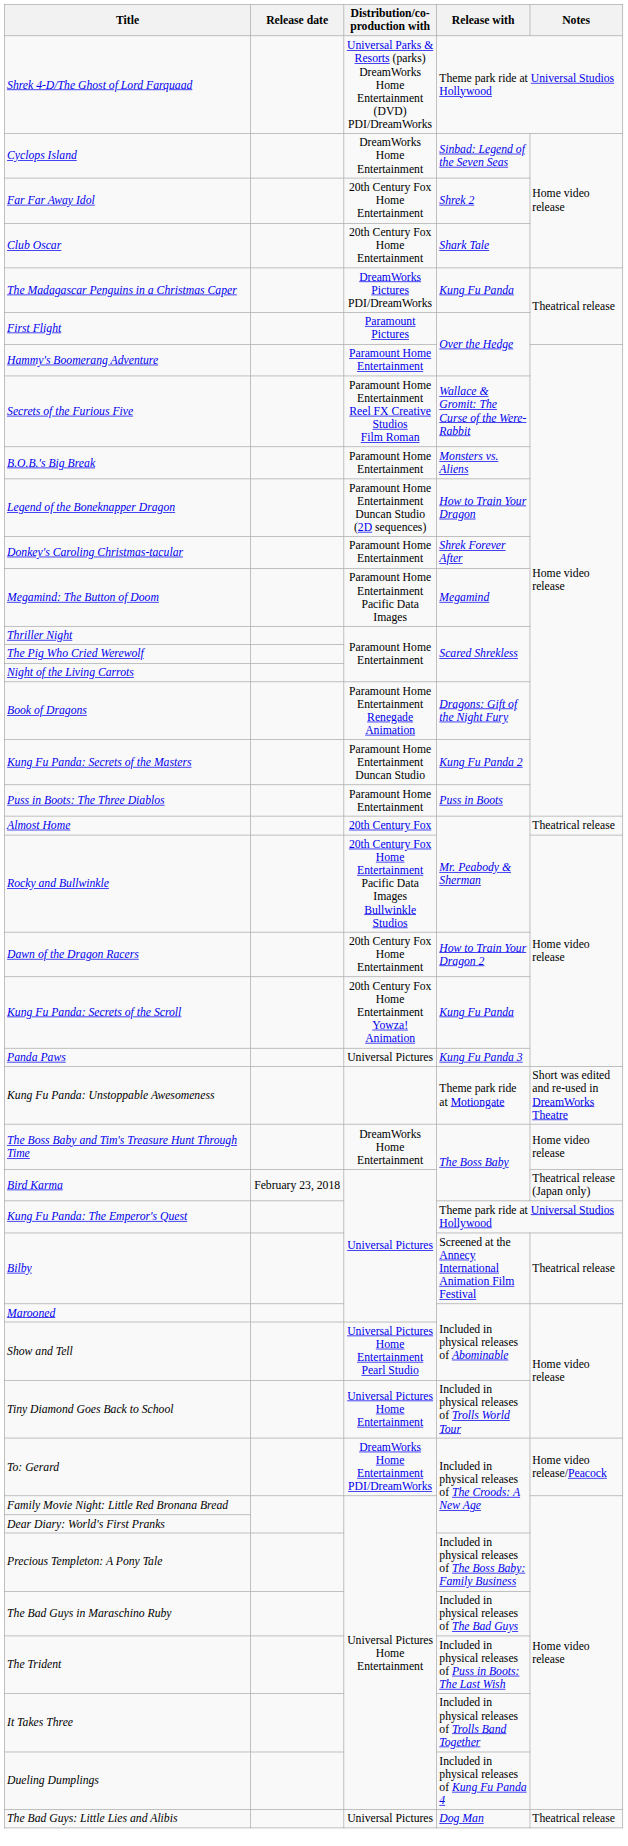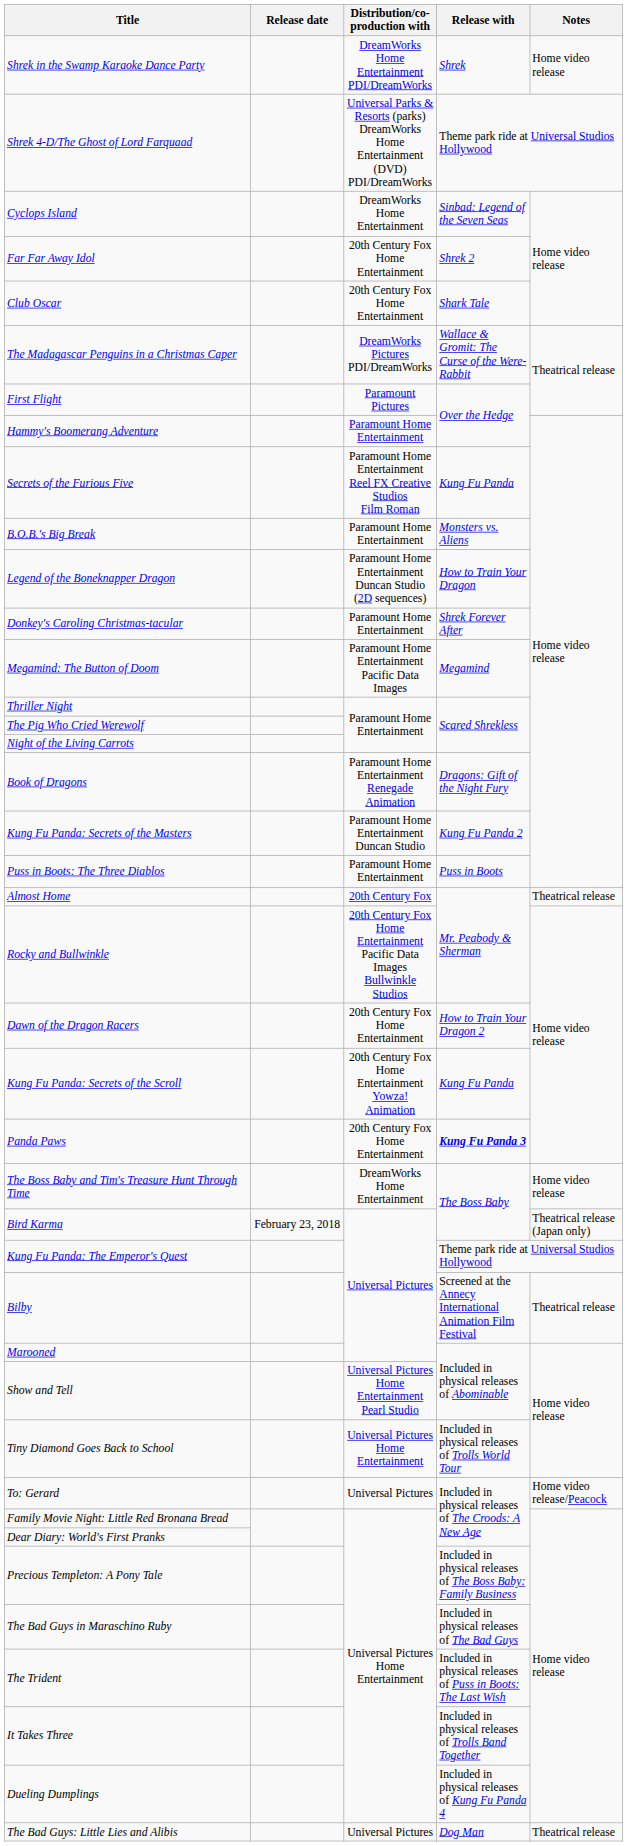+ row: (106, 65)
(477, 290) Kung Fu Panda -> (483, 354) Wallace & Gromit: The Curse of the Were-Rabbit
(483, 411) Wallace & Gromit: The Curse of the Were-Rabbit -> (477, 482) Kung Fu Panda
(390, 1057) Universal Pictures -> (390, 1141) 20th Century Fox Home Entertainment
(481, 1057) normal -> (483, 1141) bold
- row: (111, 1095)
(390, 1467) DreamWorks Home Entertainment PDI/DreamWorks -> (390, 1493) Universal Pictures
